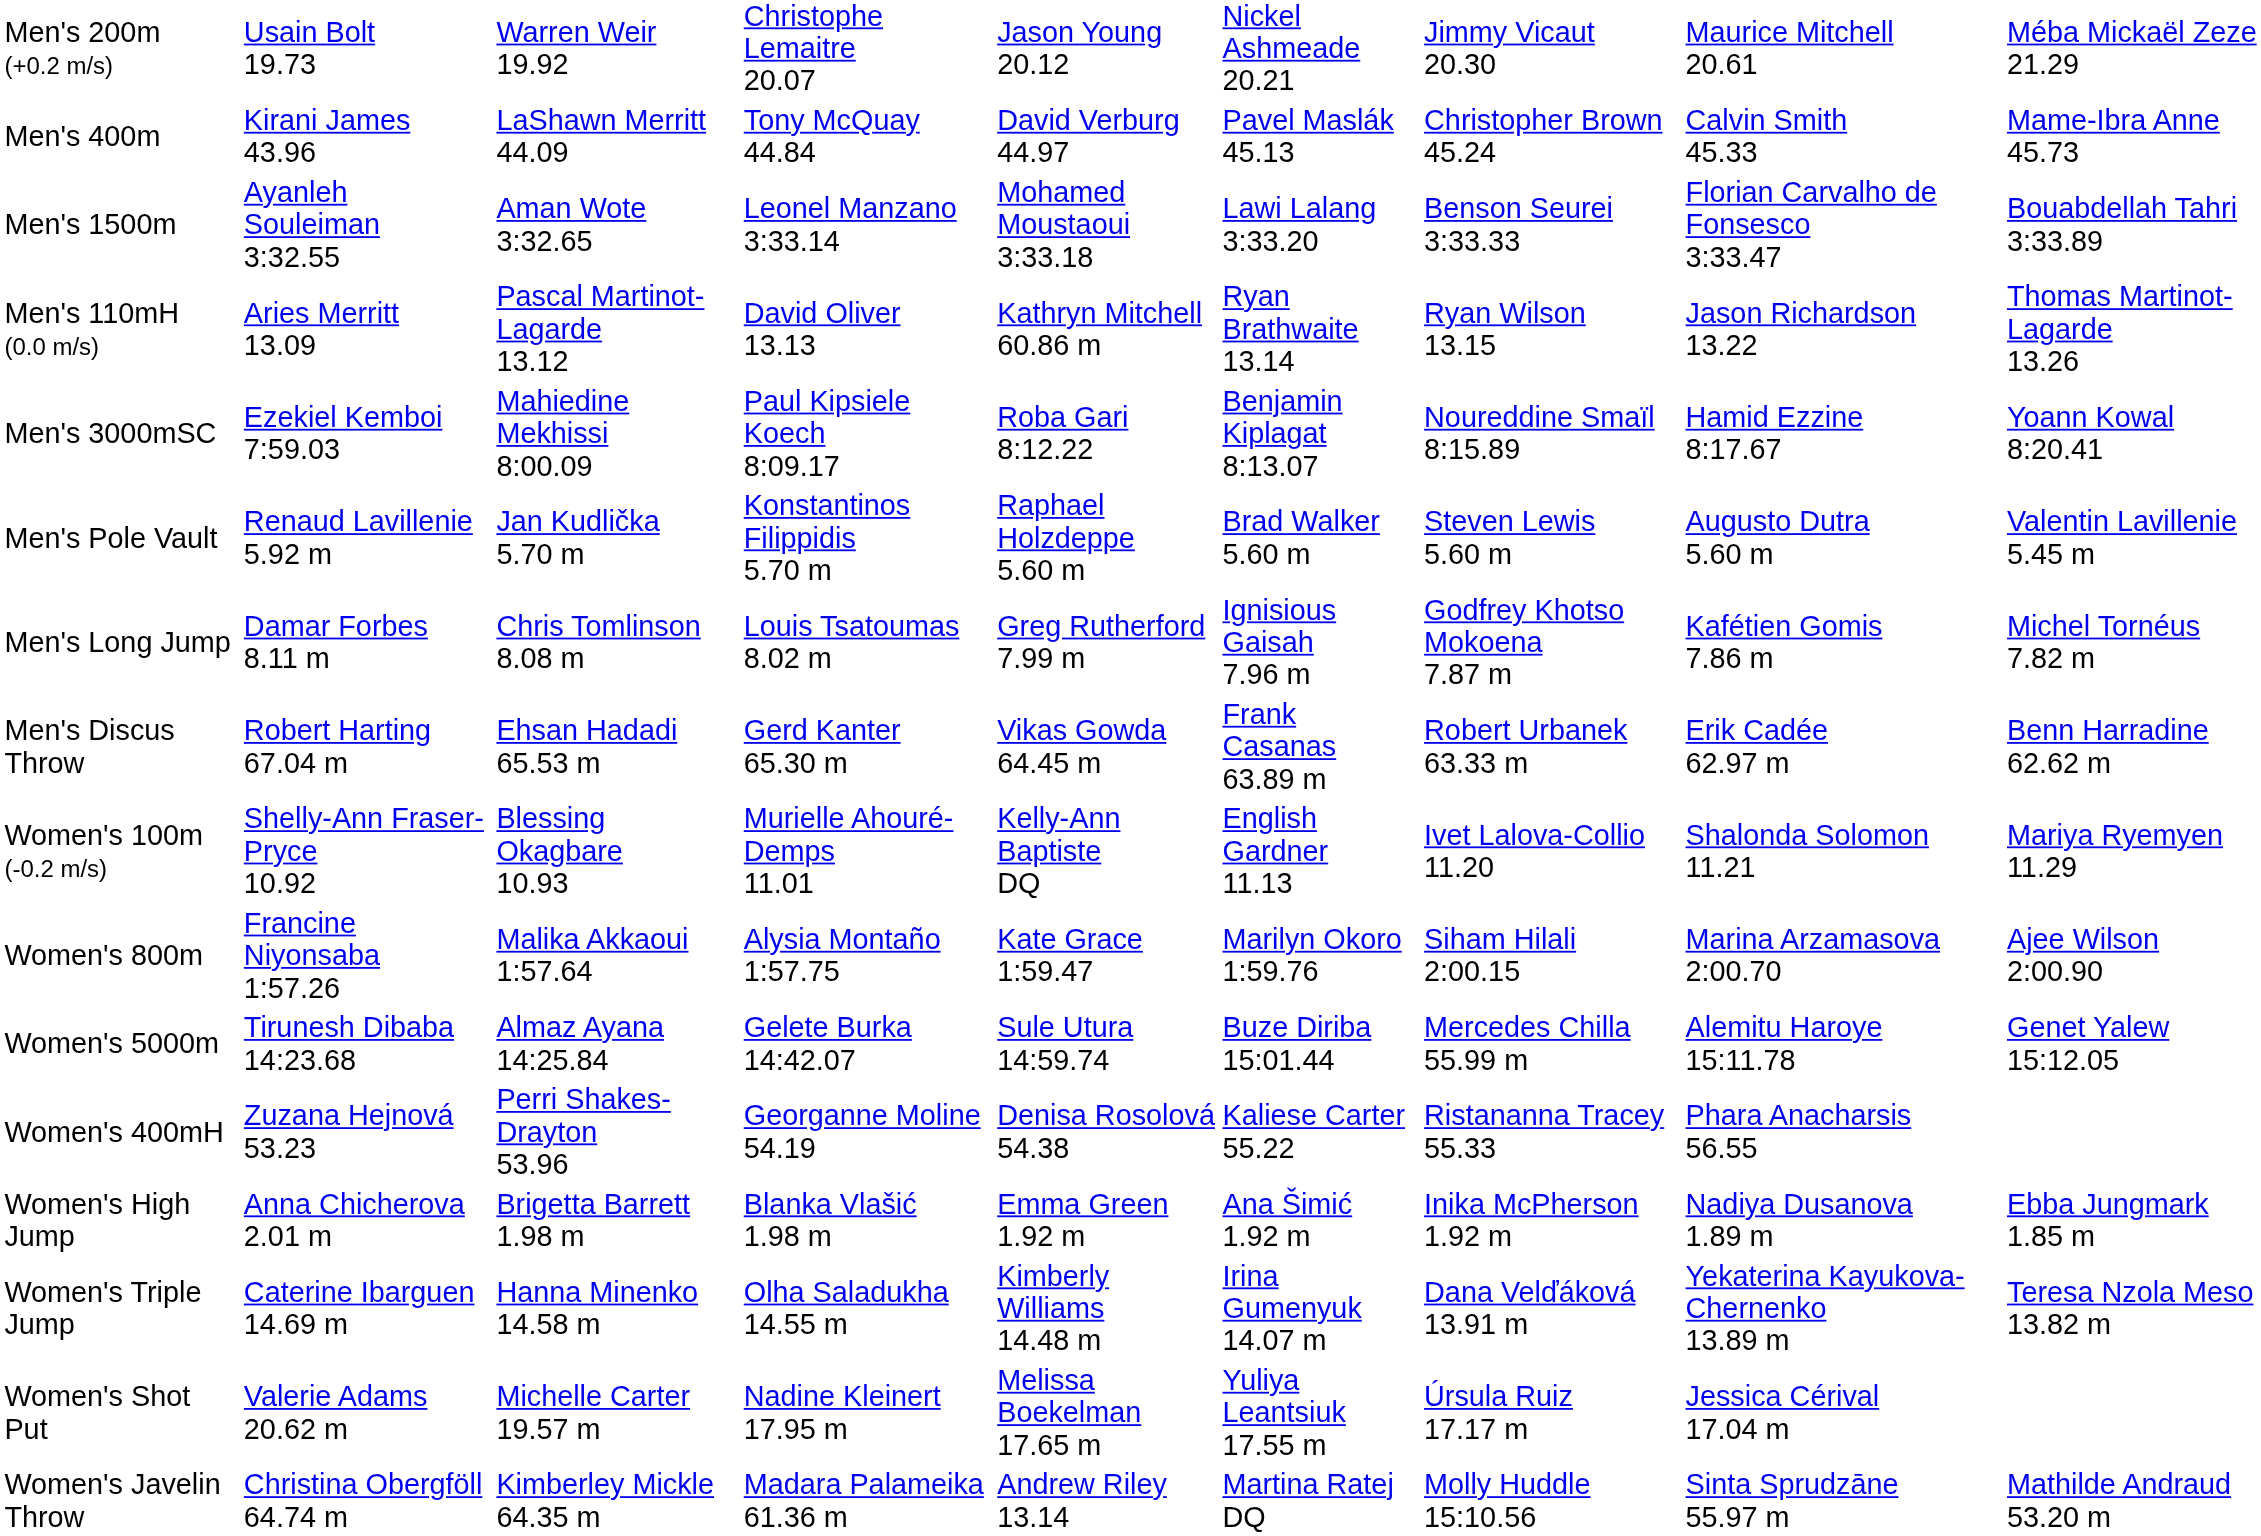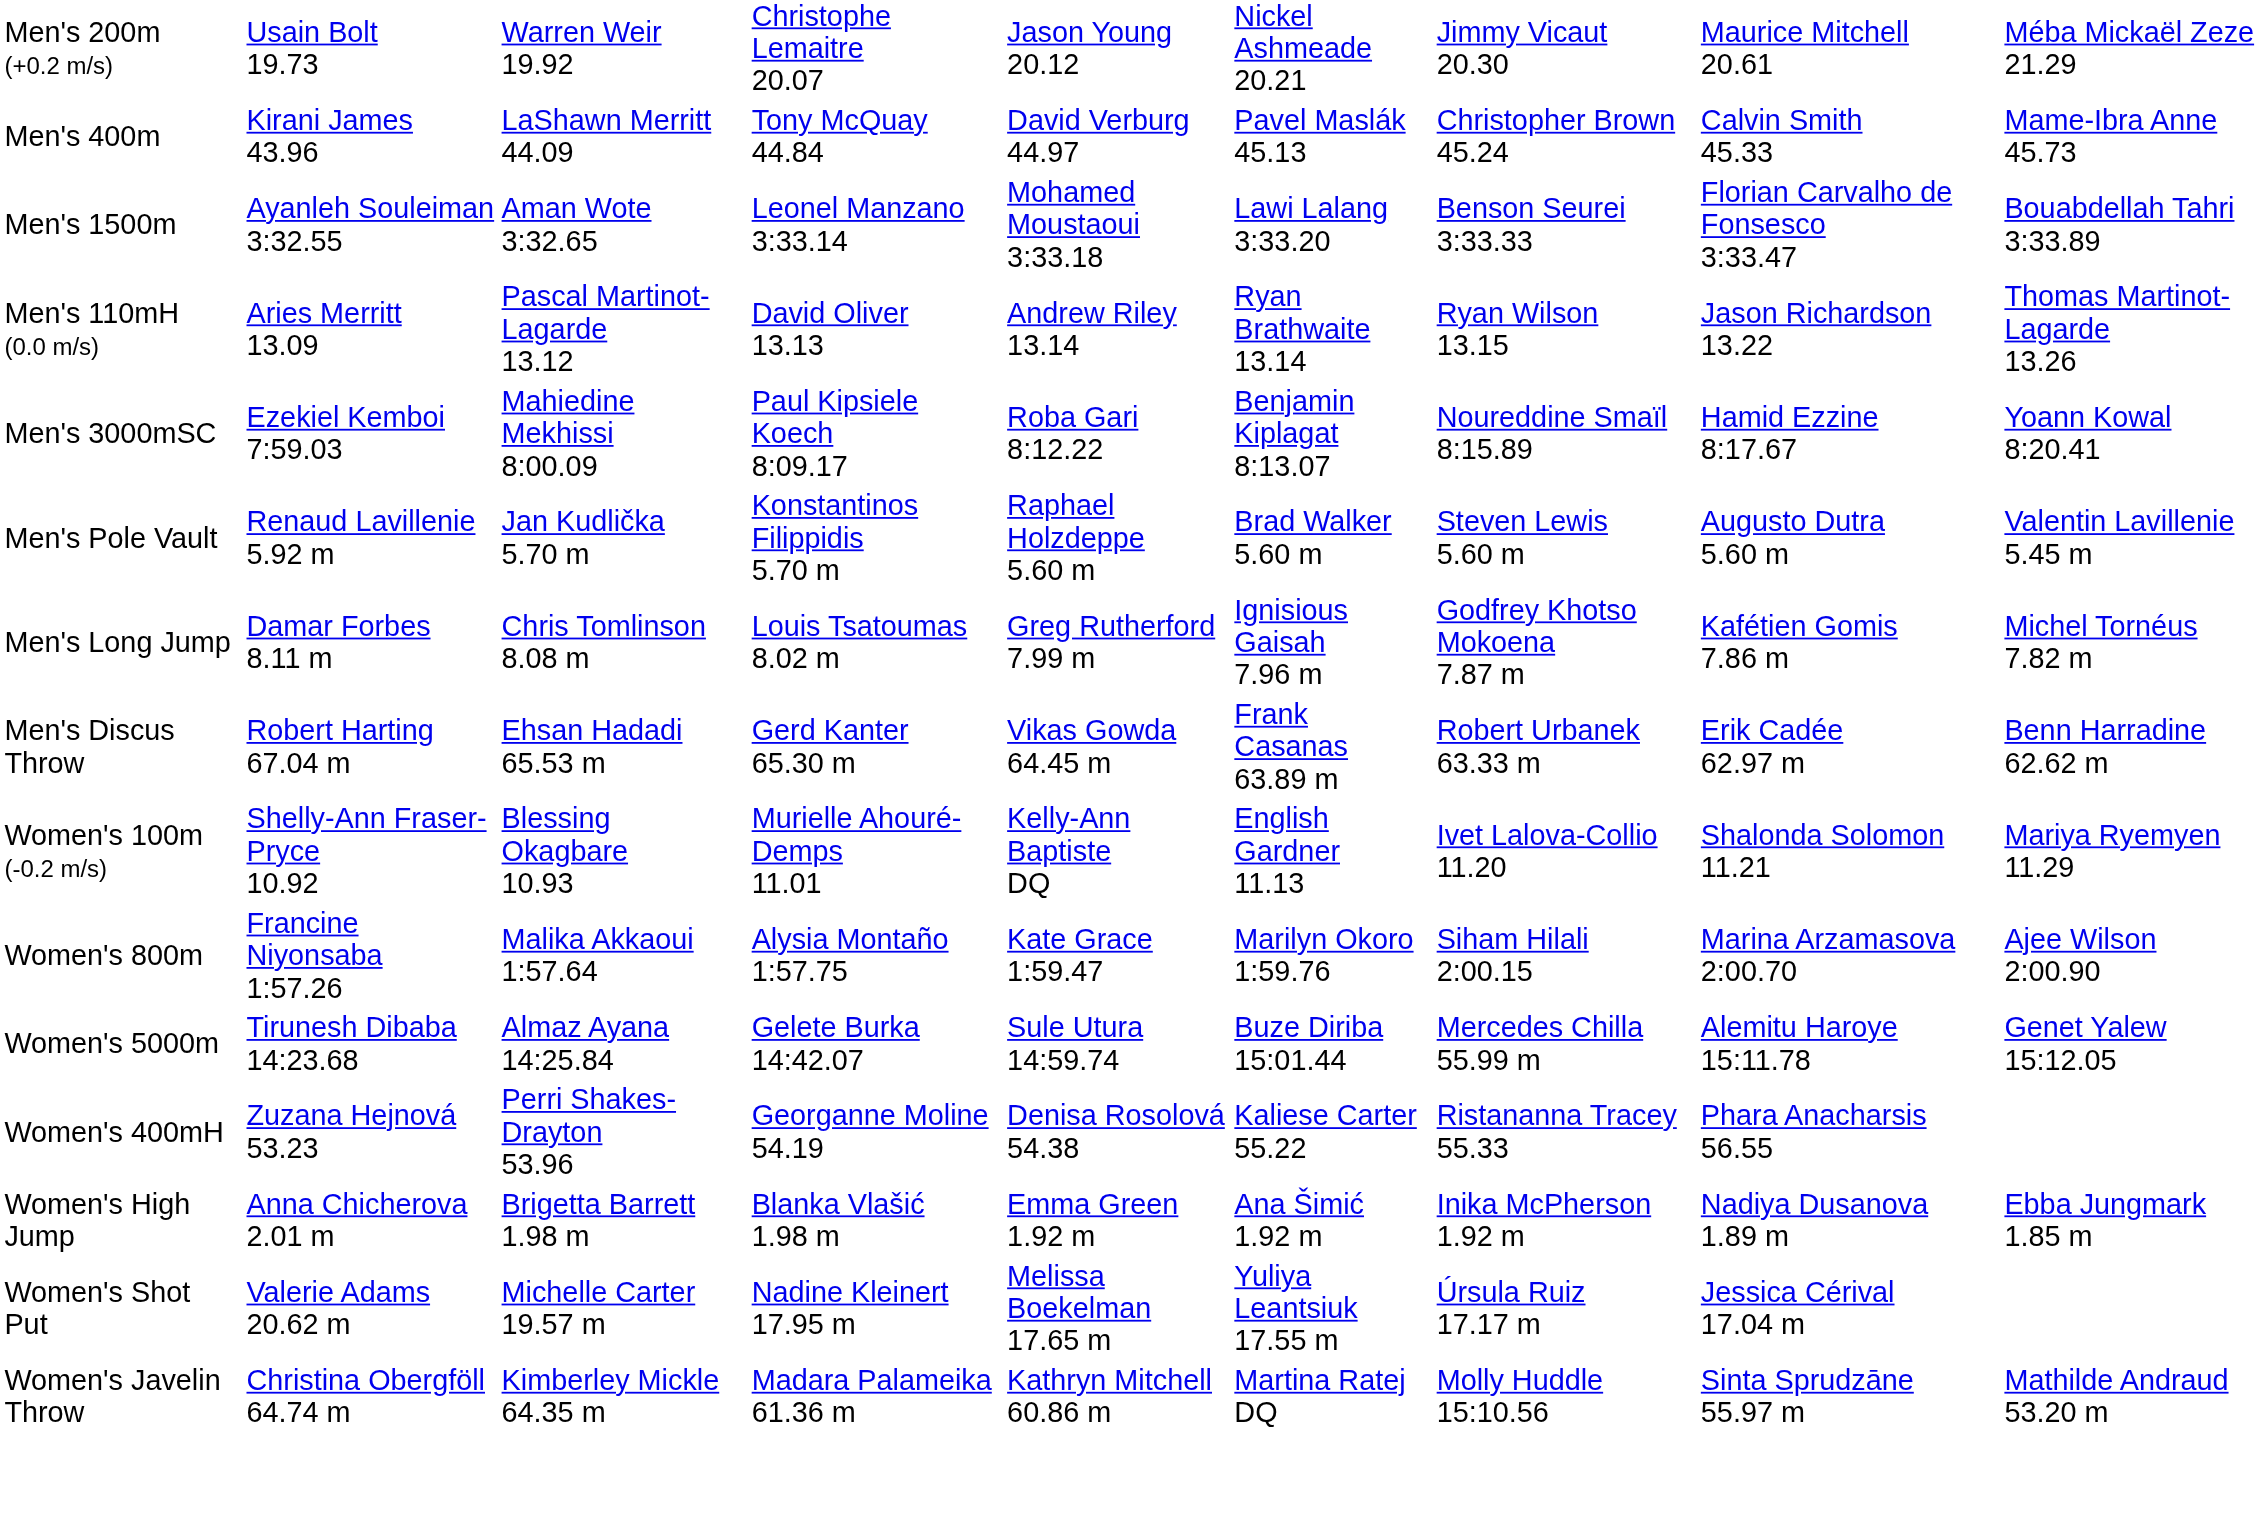(1100, 329) Kathryn Mitchell 60.86 m -> (1092, 329) Andrew Riley 13.14
- row: (103, 1308)
(1082, 1501) Andrew Riley 13.14 -> (1110, 1396) Kathryn Mitchell 60.86 m
